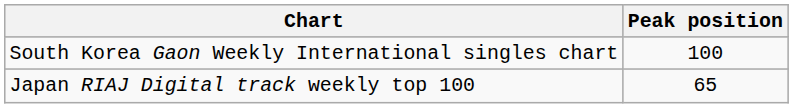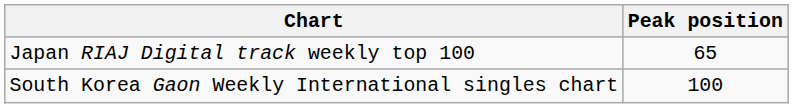rows swapped: (242, 86) <-> (314, 53)
